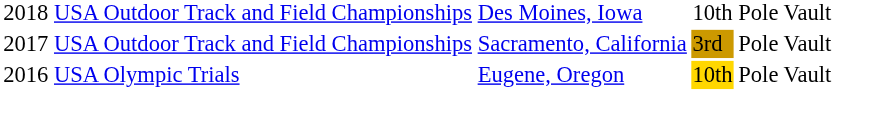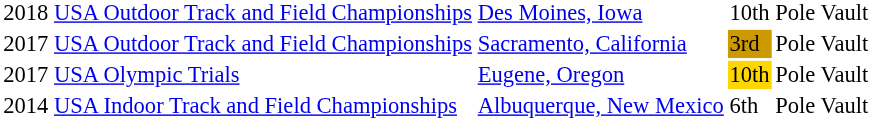(26, 74) 2016 -> (26, 74) 2017
+ row: (255, 105)
